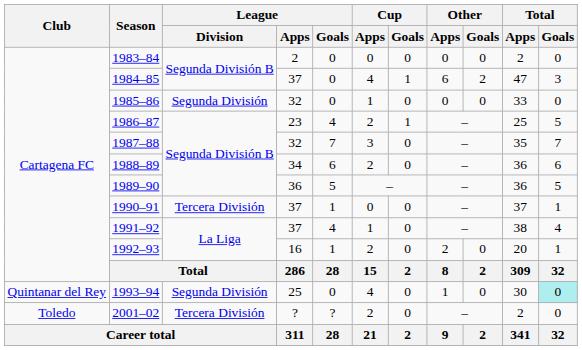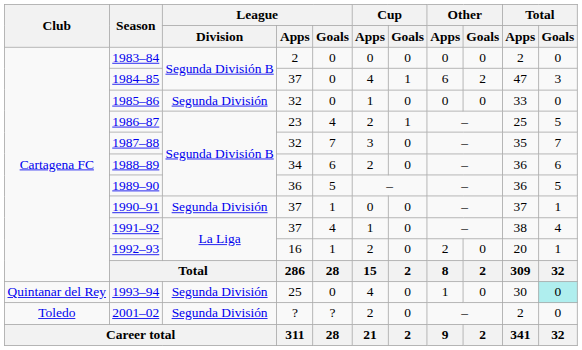(220, 206) Tercera División -> (220, 206) Segunda División
(220, 313) Tercera División -> (220, 313) Segunda División
